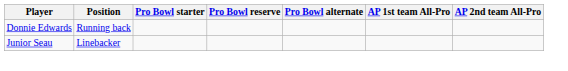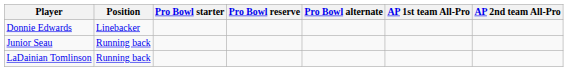(104, 27) Running back -> (118, 27) Linebacker
(98, 43) Linebacker -> (123, 43) Running back
+ row: (49, 58)
